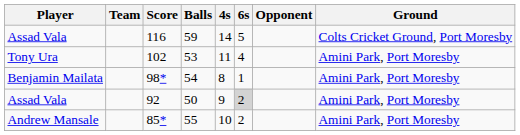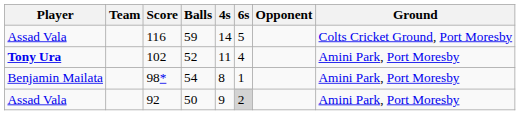(33, 57) normal -> (34, 57) bold
(191, 57) 53 -> (191, 57) 52
- row: (156, 120)
